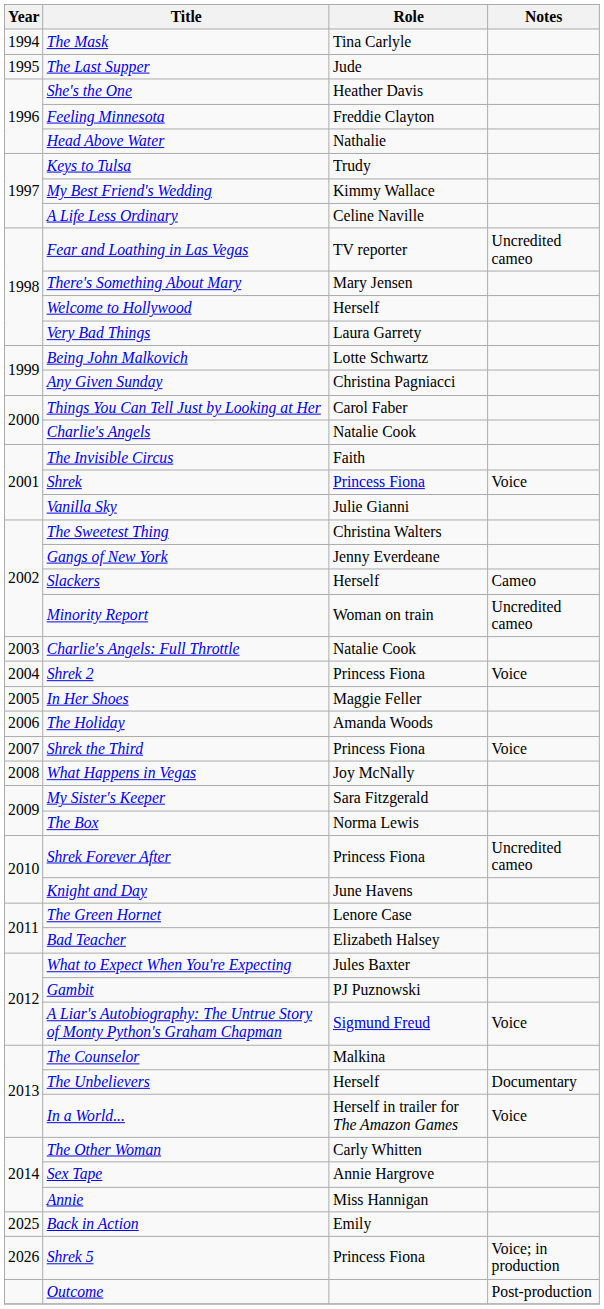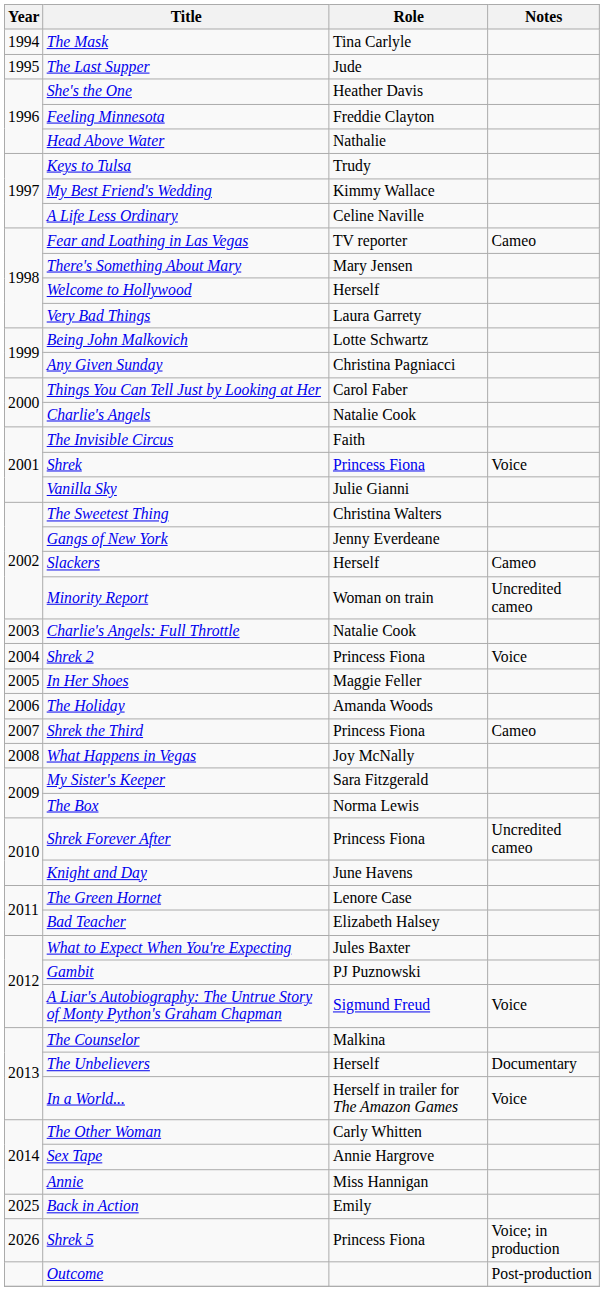(526, 249) Uncredited cameo -> (514, 240) Cameo
(509, 748) Voice -> (514, 730) Cameo
